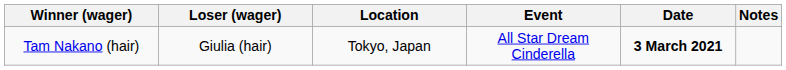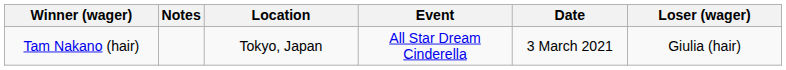columns swapped: (235, 15) <-> (759, 15)
(678, 45) bold -> (570, 45) normal
